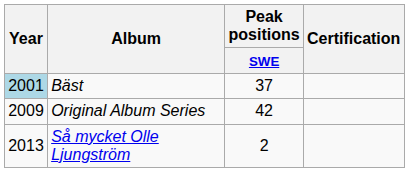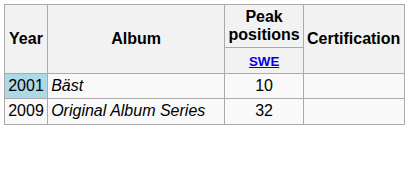(264, 85) 37 -> (264, 85) 10
(264, 111) 42 -> (264, 111) 32
- row: (105, 145)
